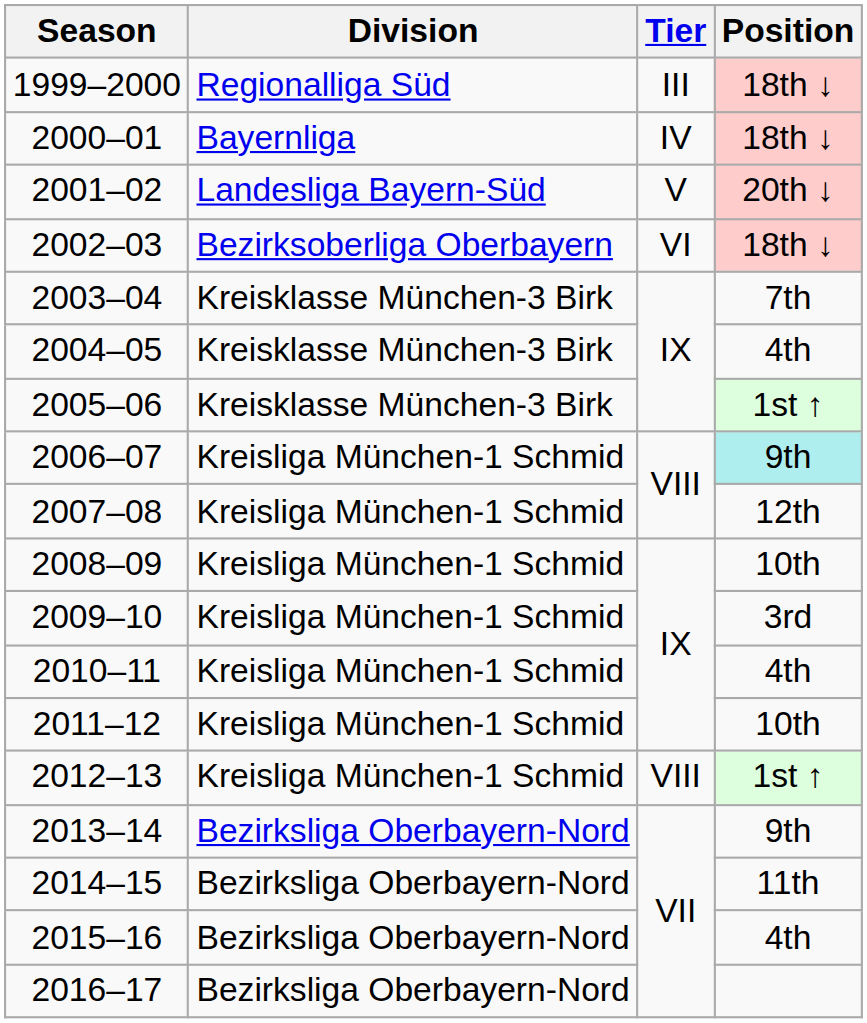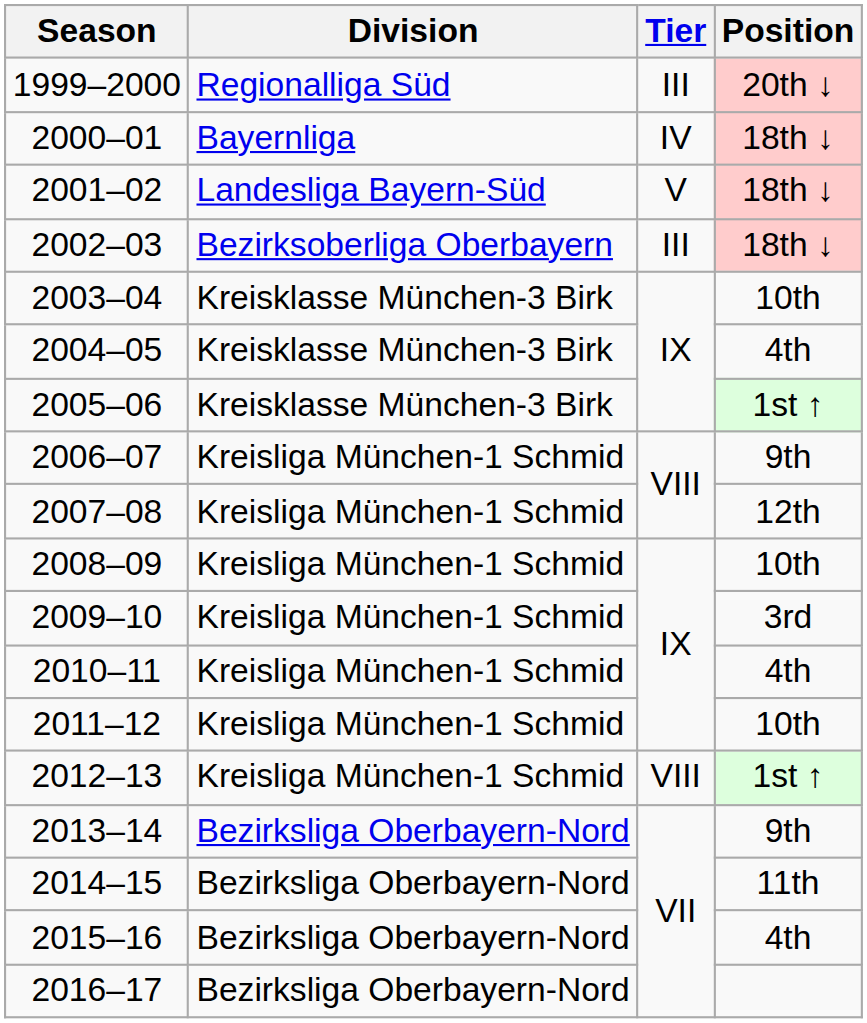(788, 84) 18th ↓ -> (788, 84) 20th ↓
(788, 191) 20th ↓ -> (788, 191) 18th ↓
(676, 244) VI -> (676, 244) III
(788, 297) 7th -> (788, 297) 10th
(788, 457) paleturquoise background -> (788, 457) no background
